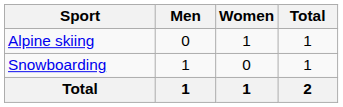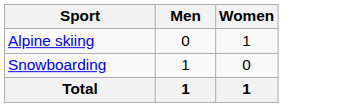- column: (308, 16)
